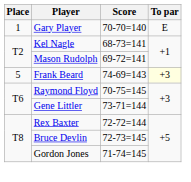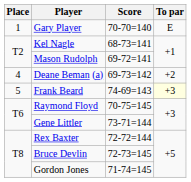+ row: (68, 75)
